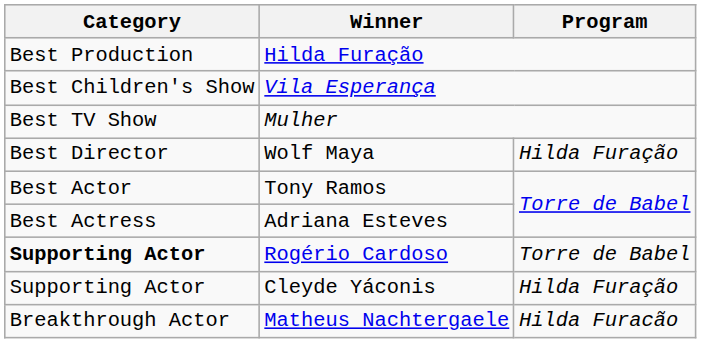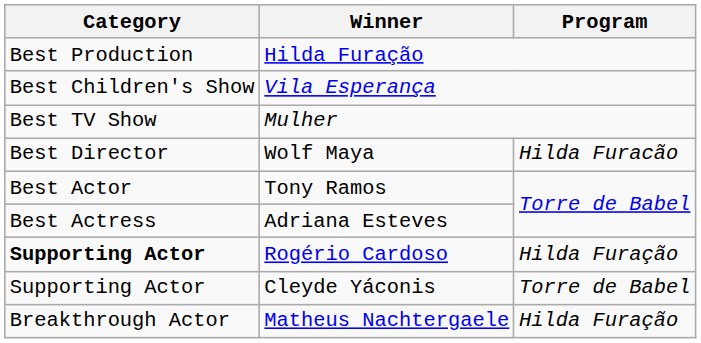(599, 154) Hilda Furação -> (599, 154) Hilda Furacão
(605, 254) Torre de Babel -> (599, 254) Hilda Furação
(599, 288) Hilda Furação -> (605, 288) Torre de Babel
(599, 321) Hilda Furacão -> (599, 321) Hilda Furação
